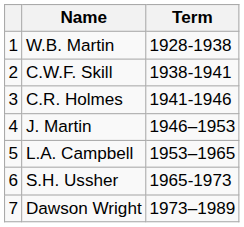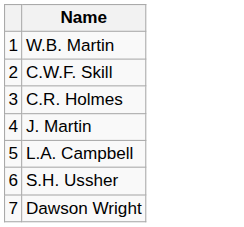- column: (192, 18)
